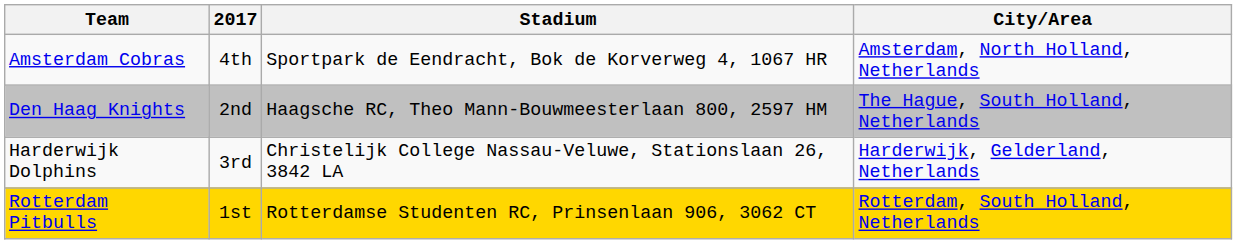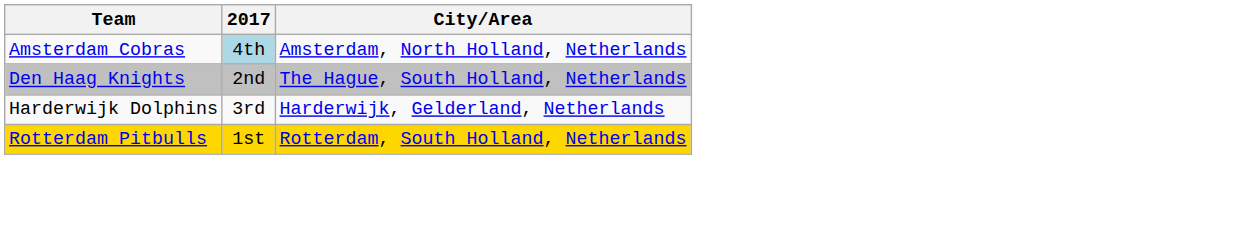- column: (558, 20)
(235, 60) no background -> (249, 50) lightblue background
